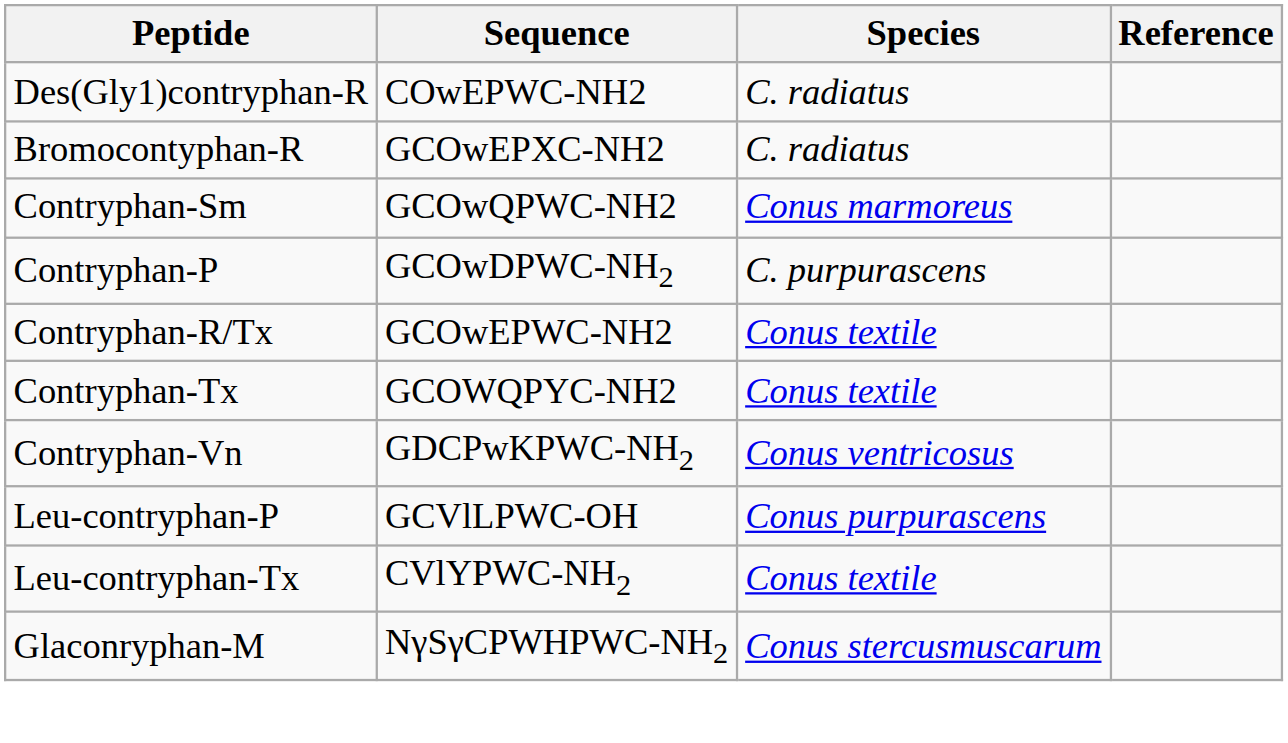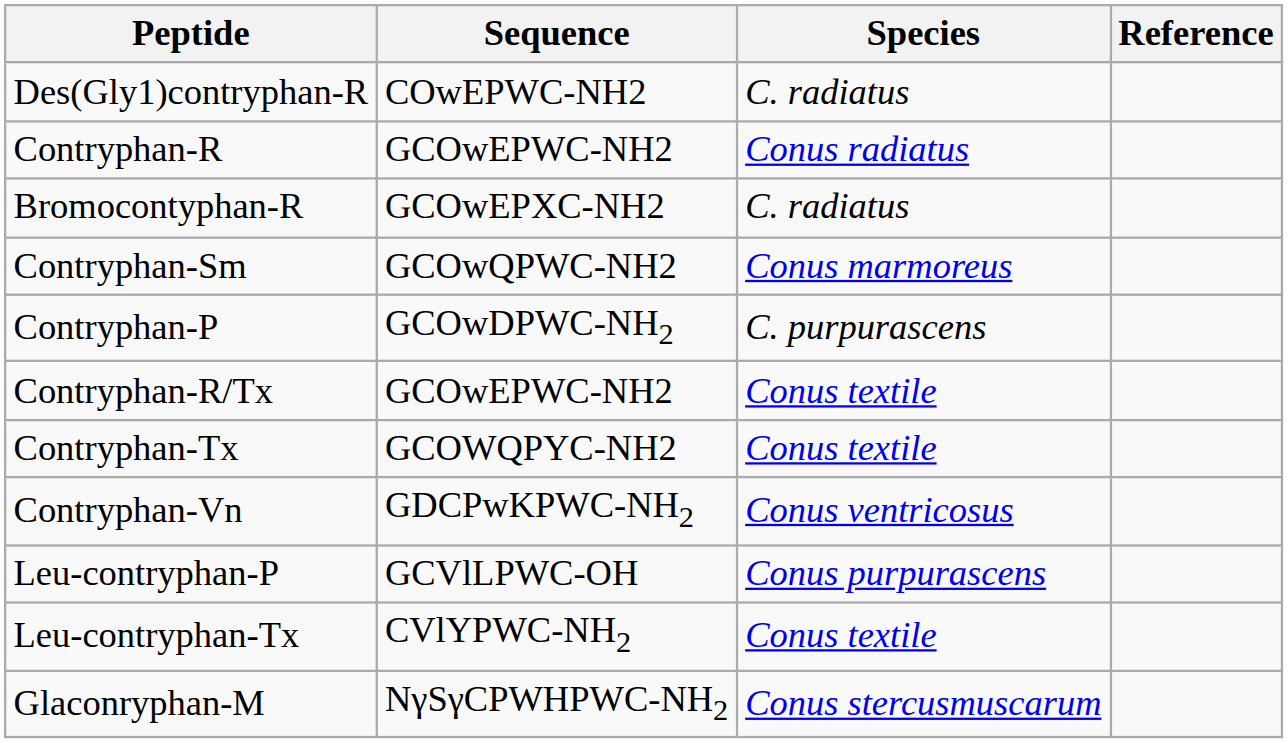+ row: (118, 149)
